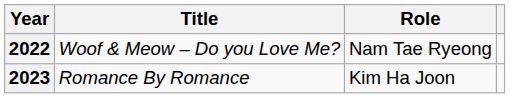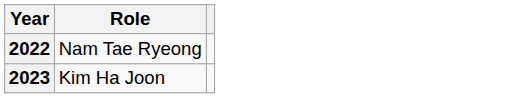- column: (200, 19)
